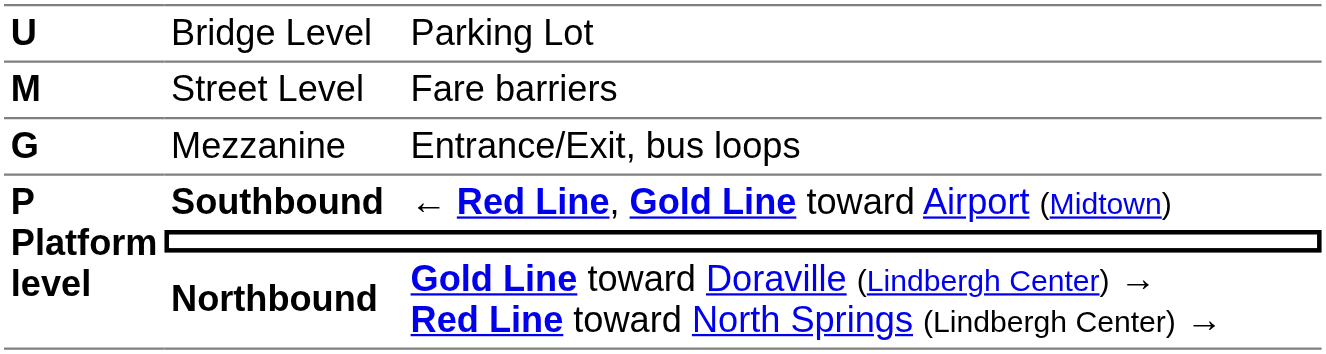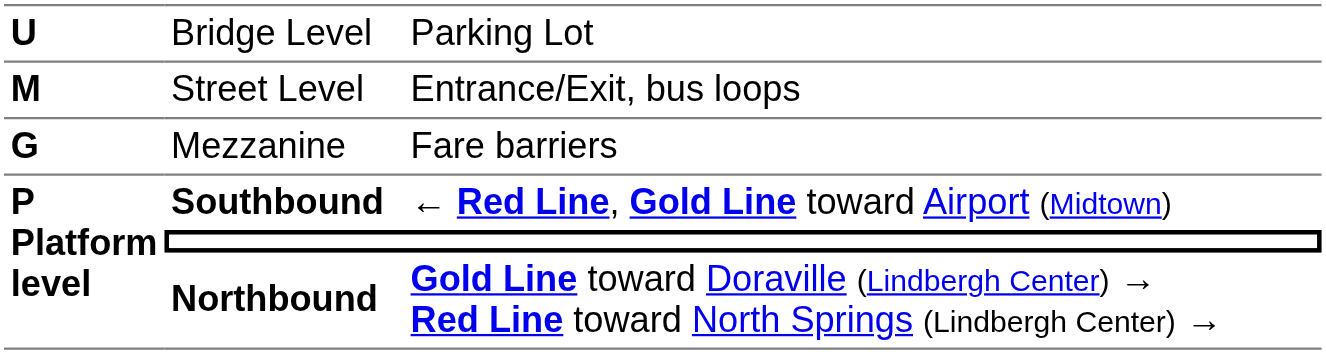(514, 89) Fare barriers -> (606, 89) Entrance/Exit, bus loops
(606, 145) Entrance/Exit, bus loops -> (514, 145) Fare barriers
